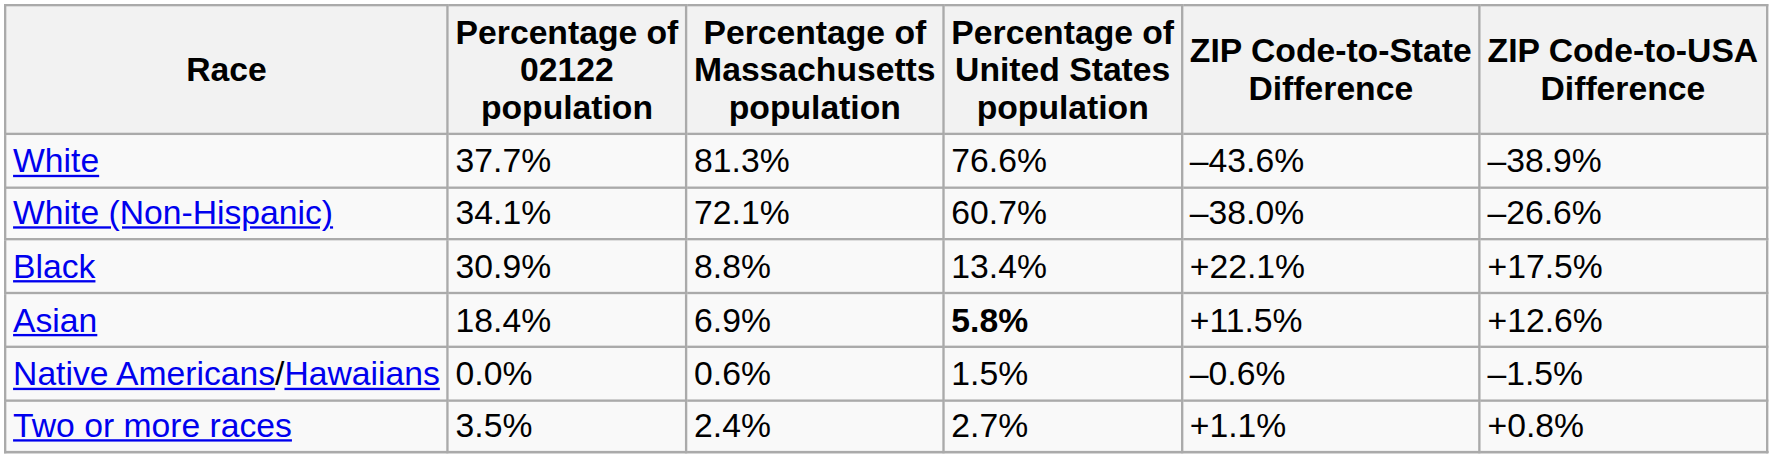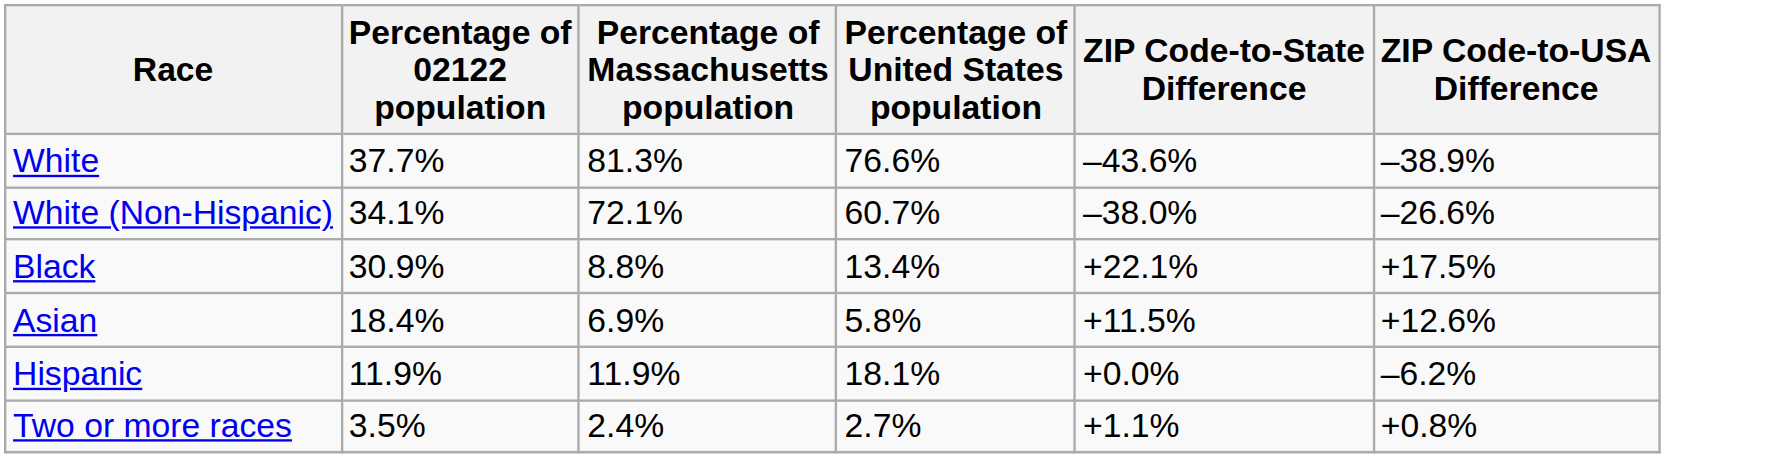(990, 320) bold -> (883, 320) normal
+ row: (78, 373)
- row: (226, 373)
